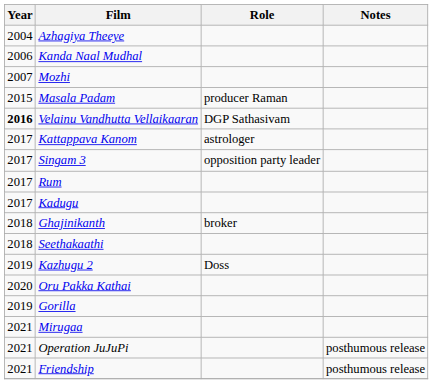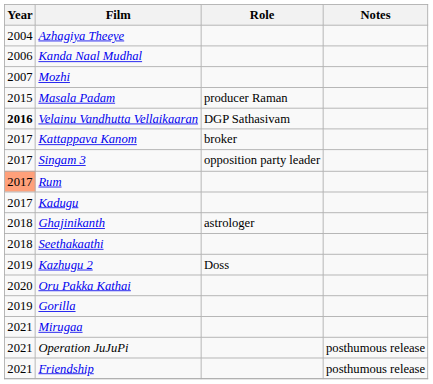(229, 139) astrologer -> (220, 139) broker
(20, 181) no background -> (20, 181) lightsalmon background
(220, 223) broker -> (229, 223) astrologer
